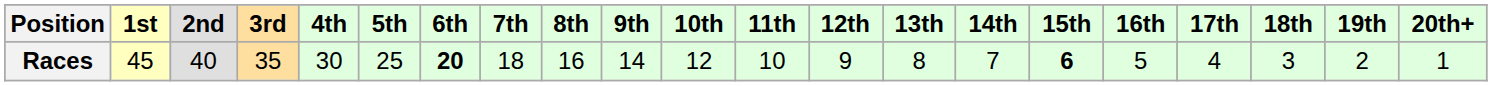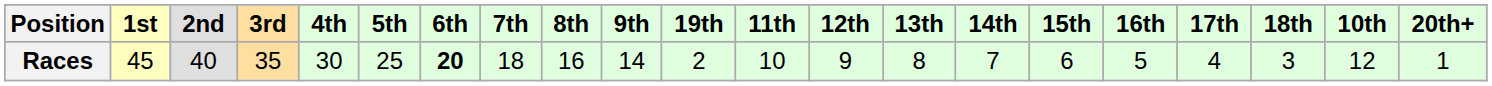columns swapped: (699, 23) <-> (1362, 23)
(1067, 61) bold -> (1067, 61) normal
